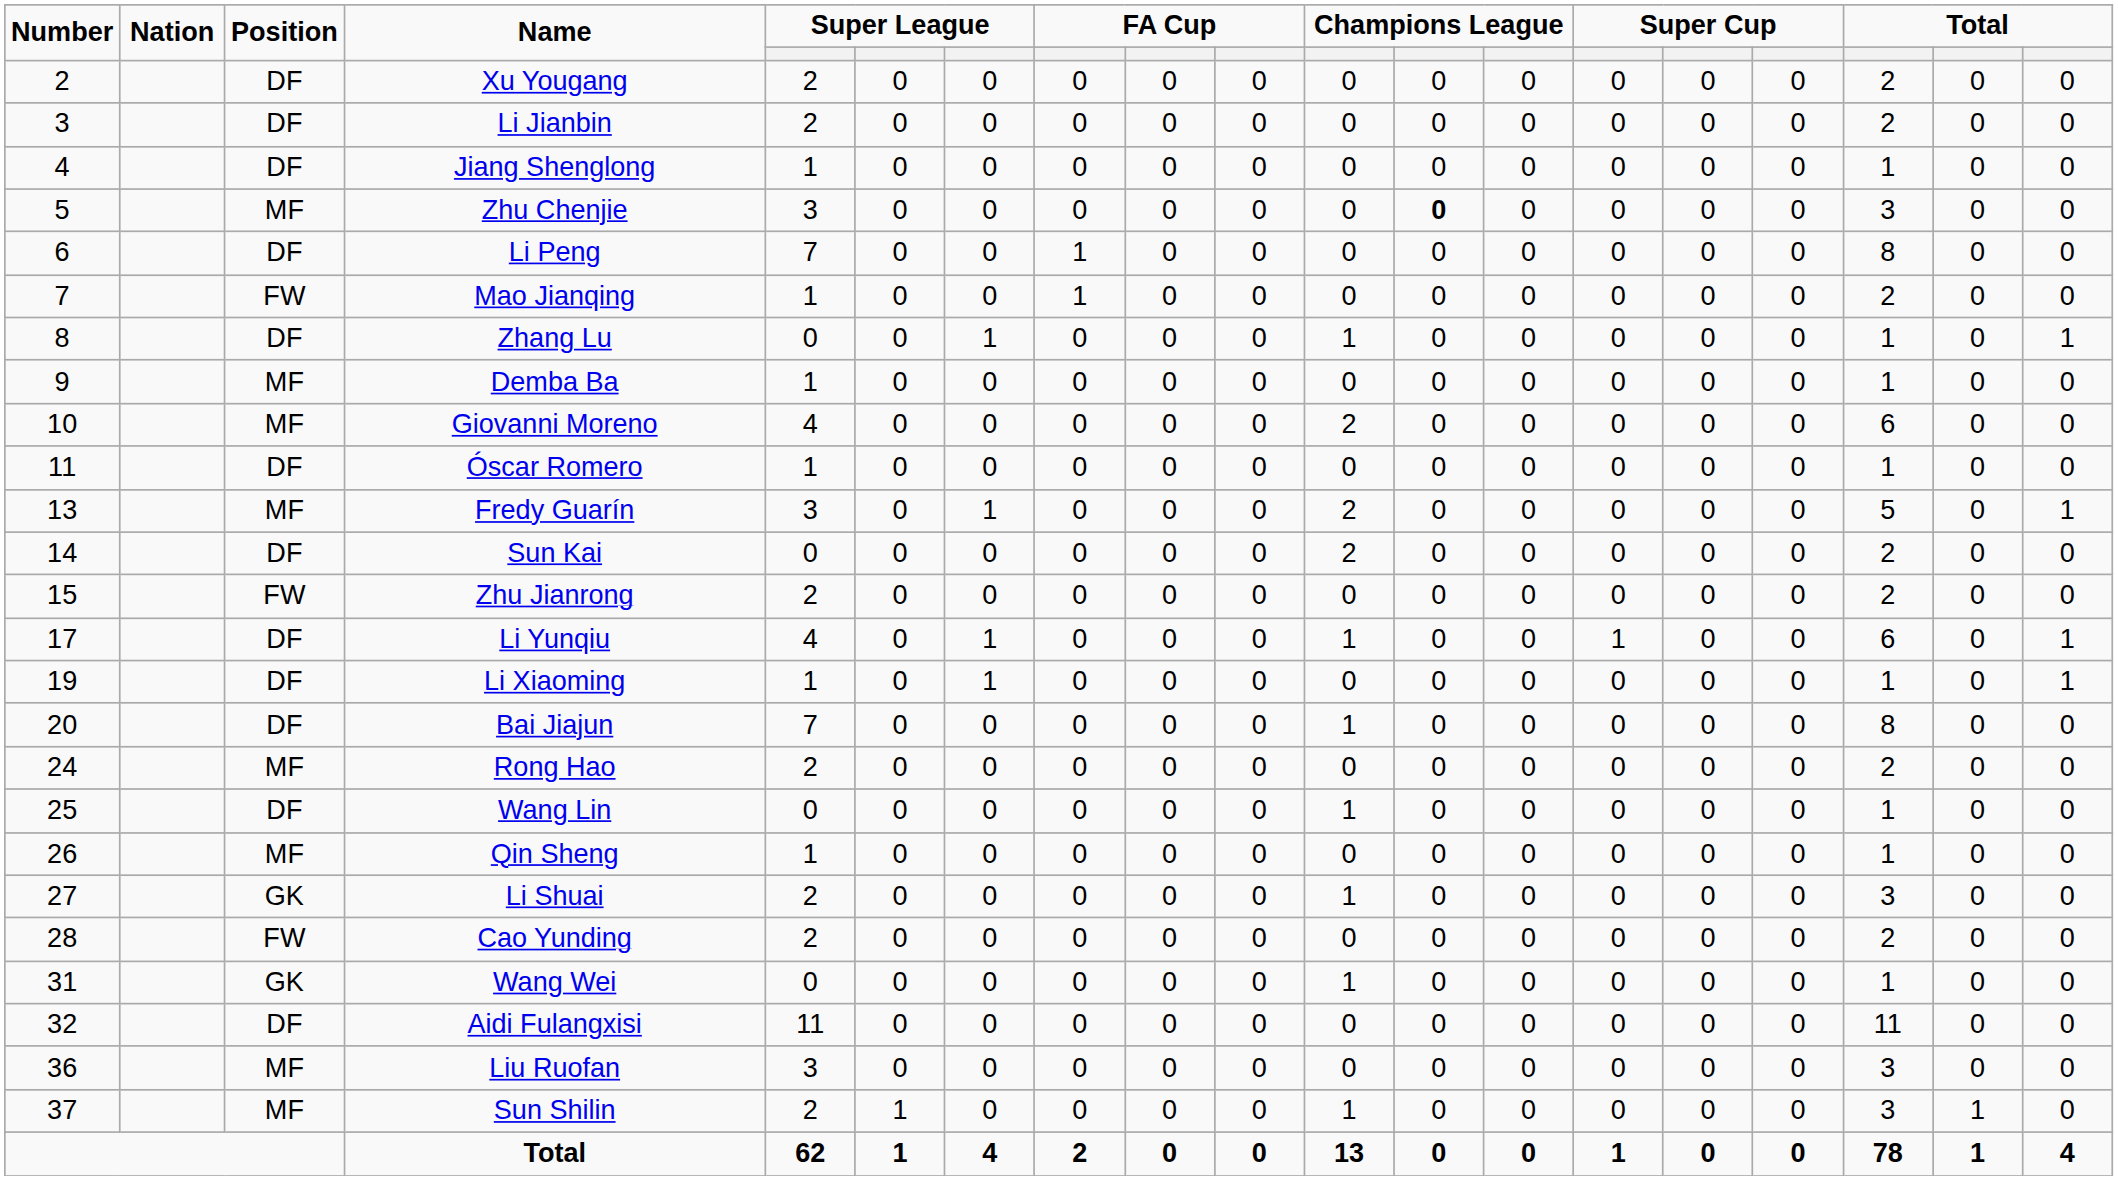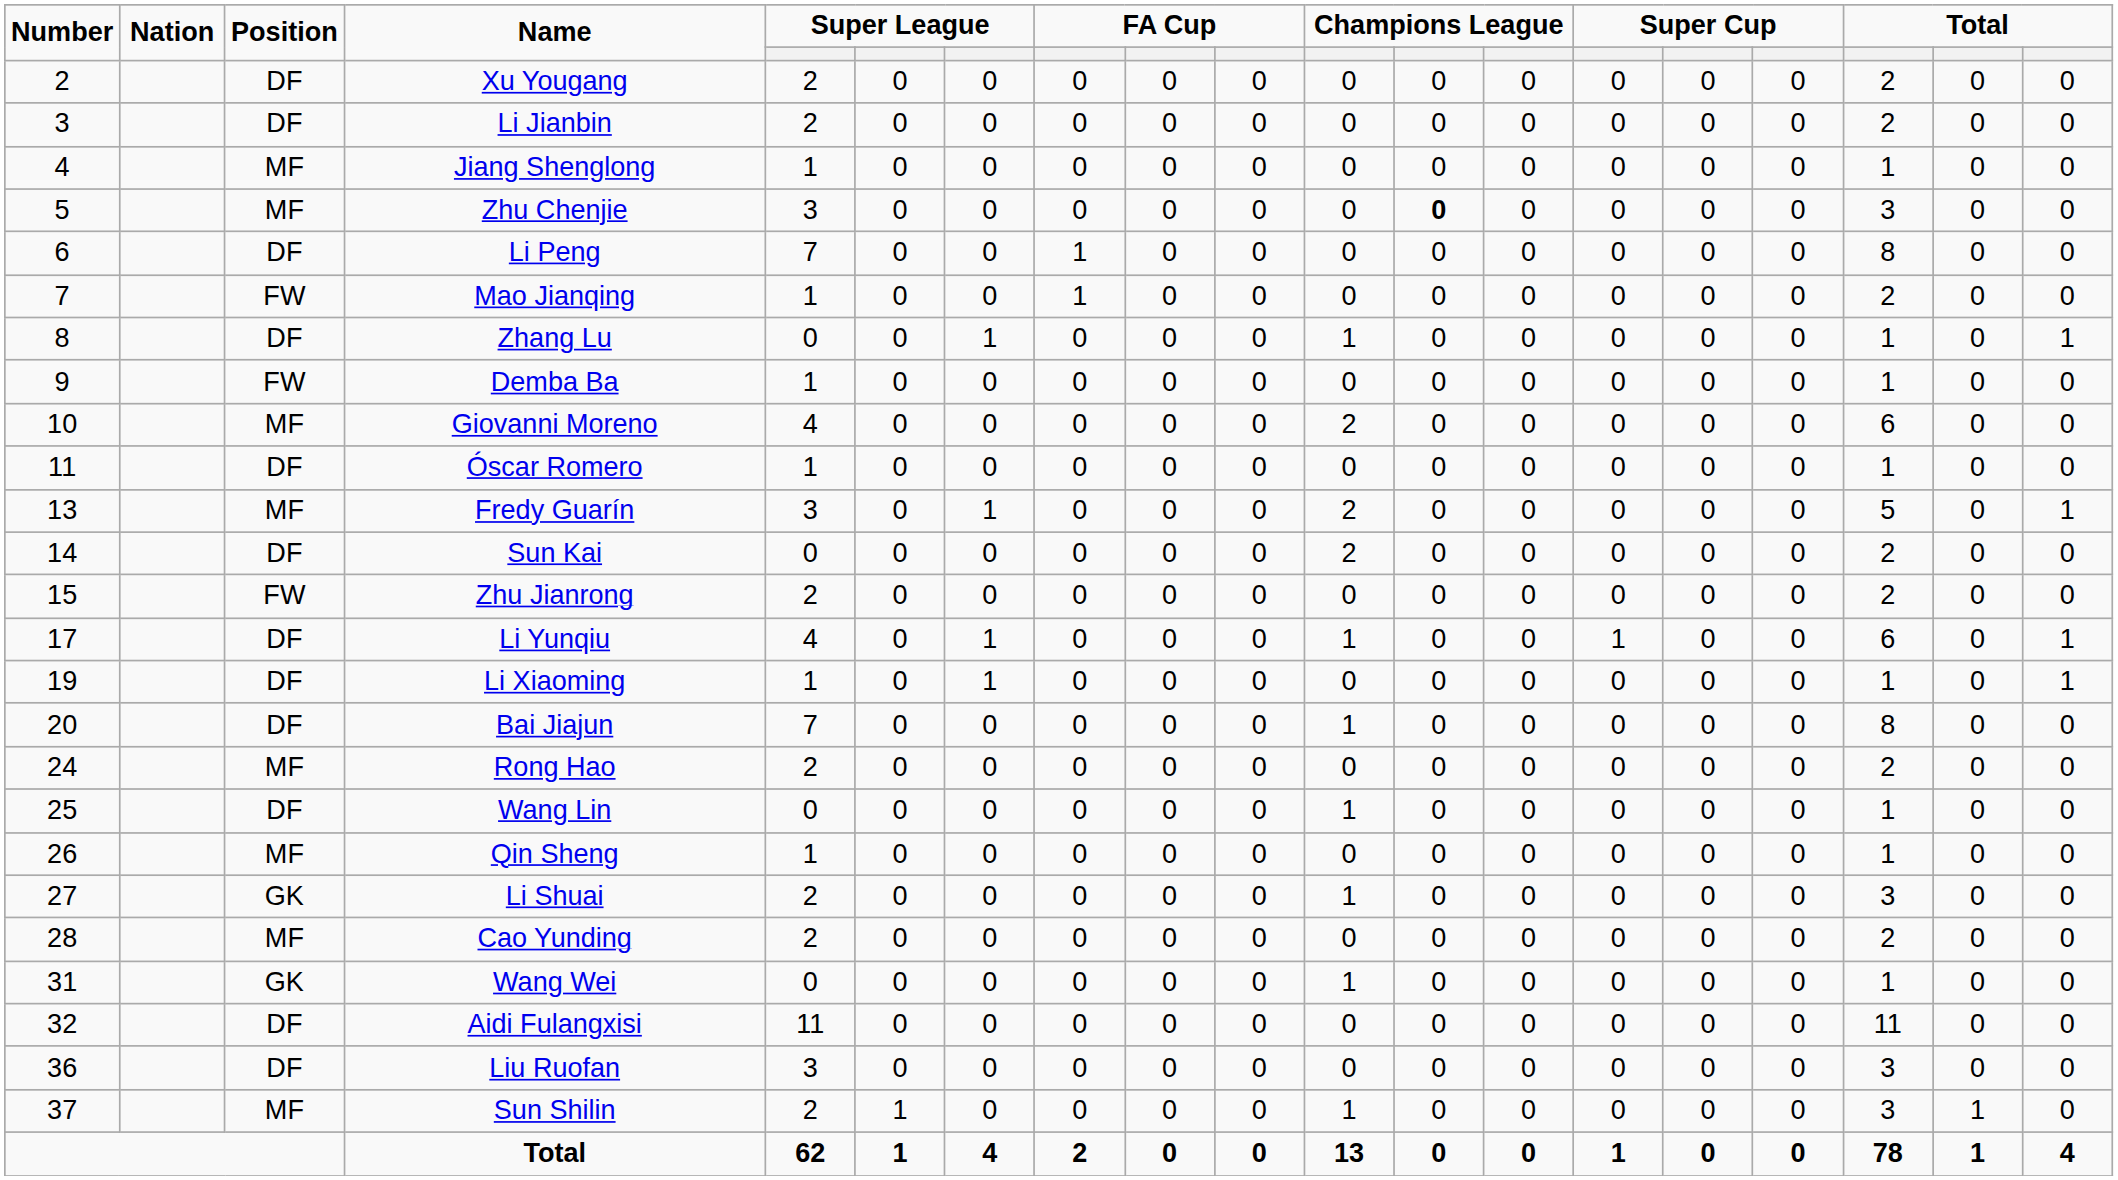(284, 167) DF -> (284, 167) MF
(284, 381) MF -> (284, 381) FW
(284, 938) FW -> (284, 938) MF
(284, 1067) MF -> (284, 1067) DF
